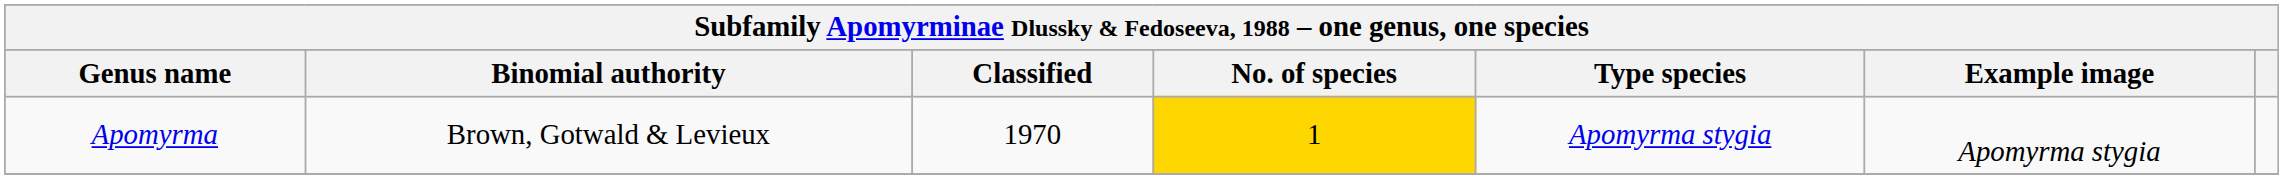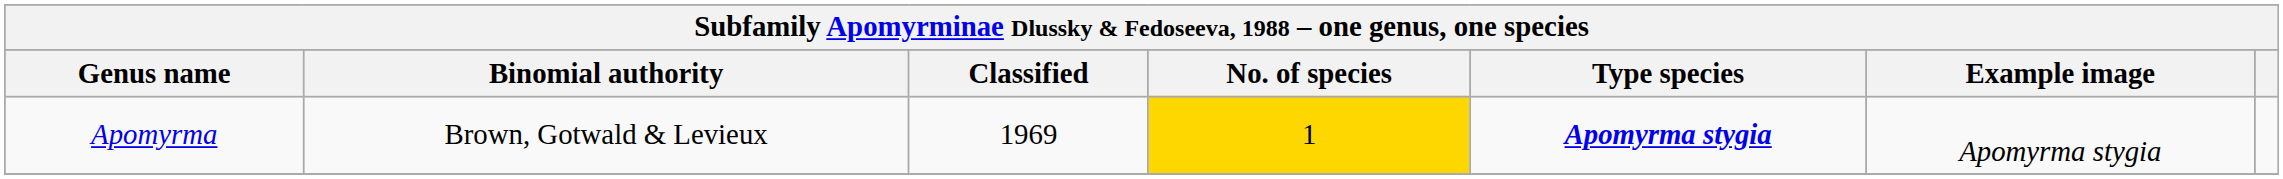(1032, 134) 1970 -> (1028, 134) 1969
(1670, 134) normal -> (1668, 134) bold
